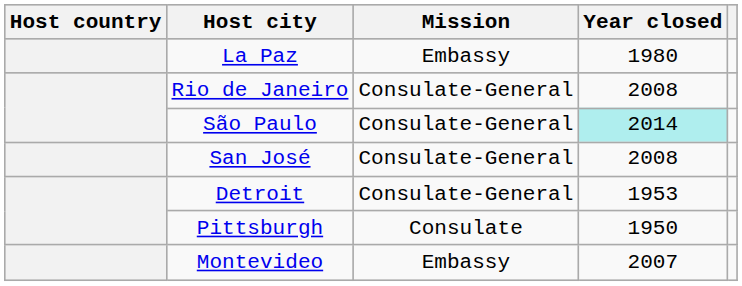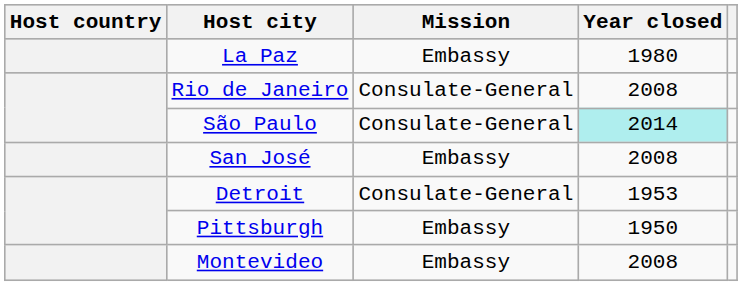(466, 159) Consulate-General -> (466, 159) Embassy
(466, 228) Consulate -> (466, 228) Embassy
(653, 262) 2007 -> (653, 262) 2008
